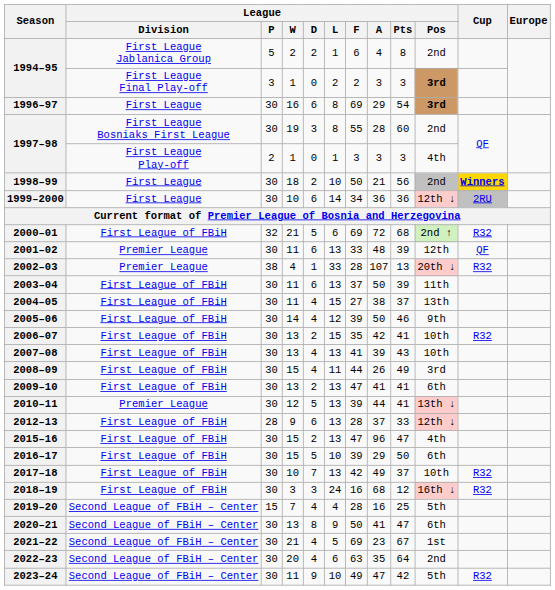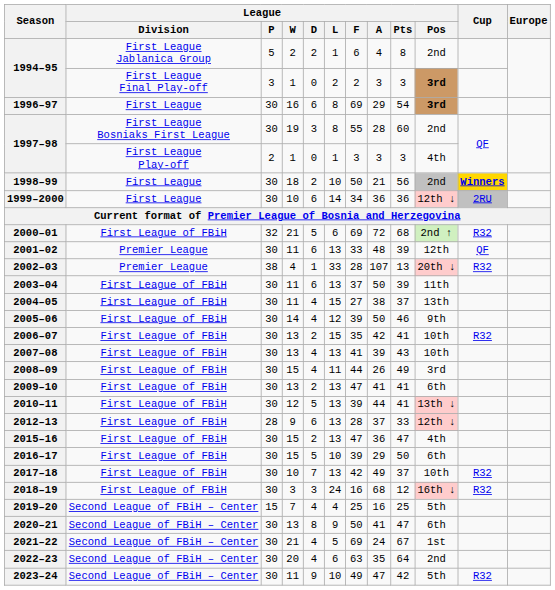(164, 405) Premier League -> (164, 405) First League of FBiH
(379, 439) 96 -> (379, 439) 36
(356, 508) 28 -> (356, 508) 25
(379, 542) 23 -> (379, 542) 24
